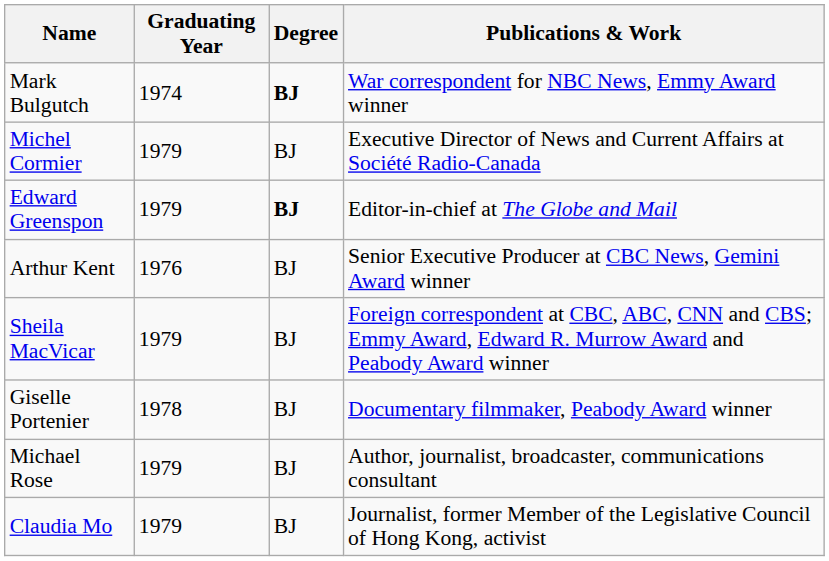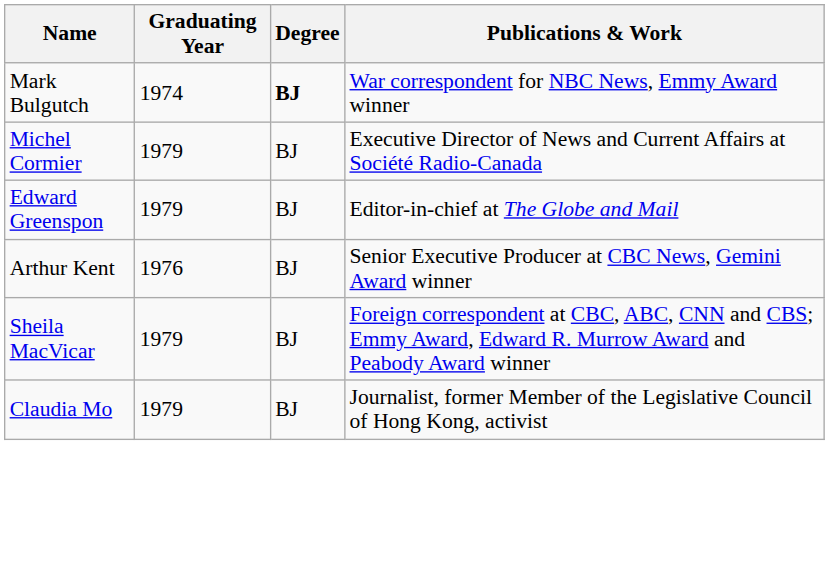(286, 209) bold -> (287, 209) normal
- row: (49, 409)
- row: (45, 467)
